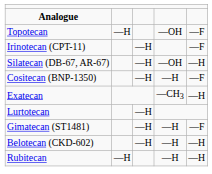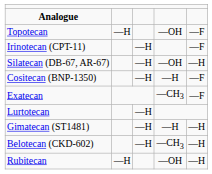(197, 95) —H -> (197, 95) —F
(197, 127) —F -> (197, 127) —H
(170, 143) —H -> (170, 144) —CH3
(170, 158) —H -> (170, 161) —OH
